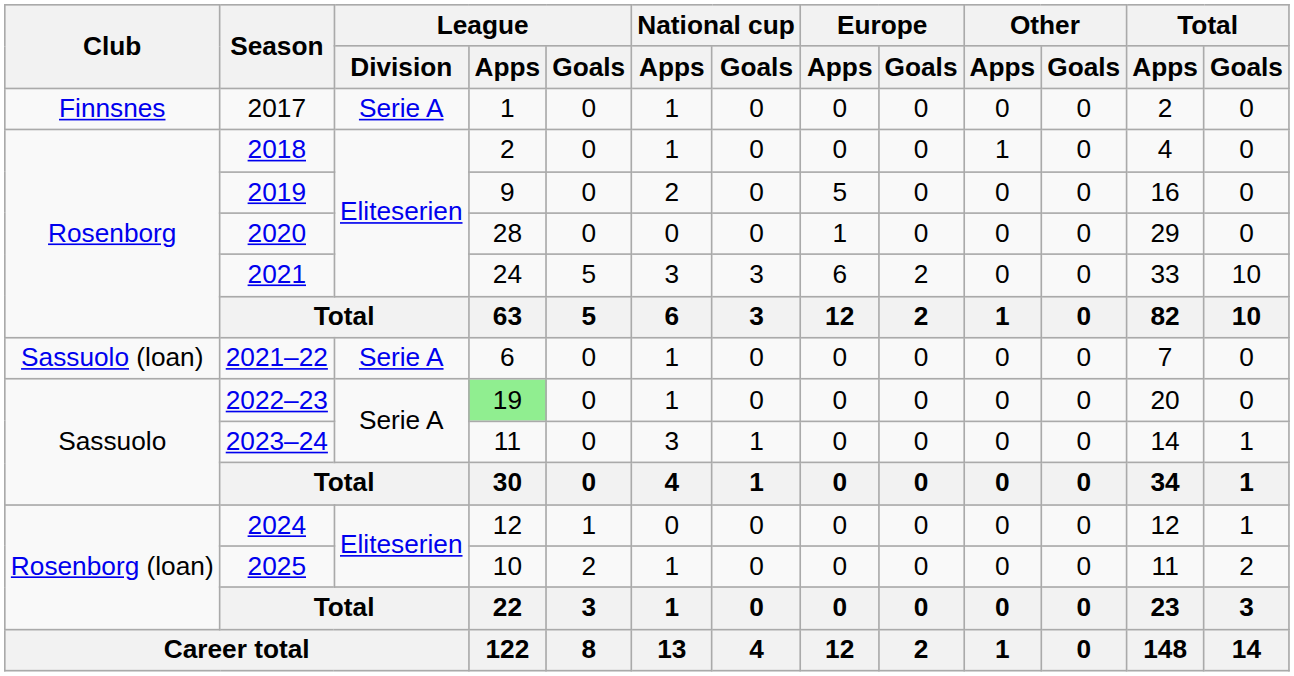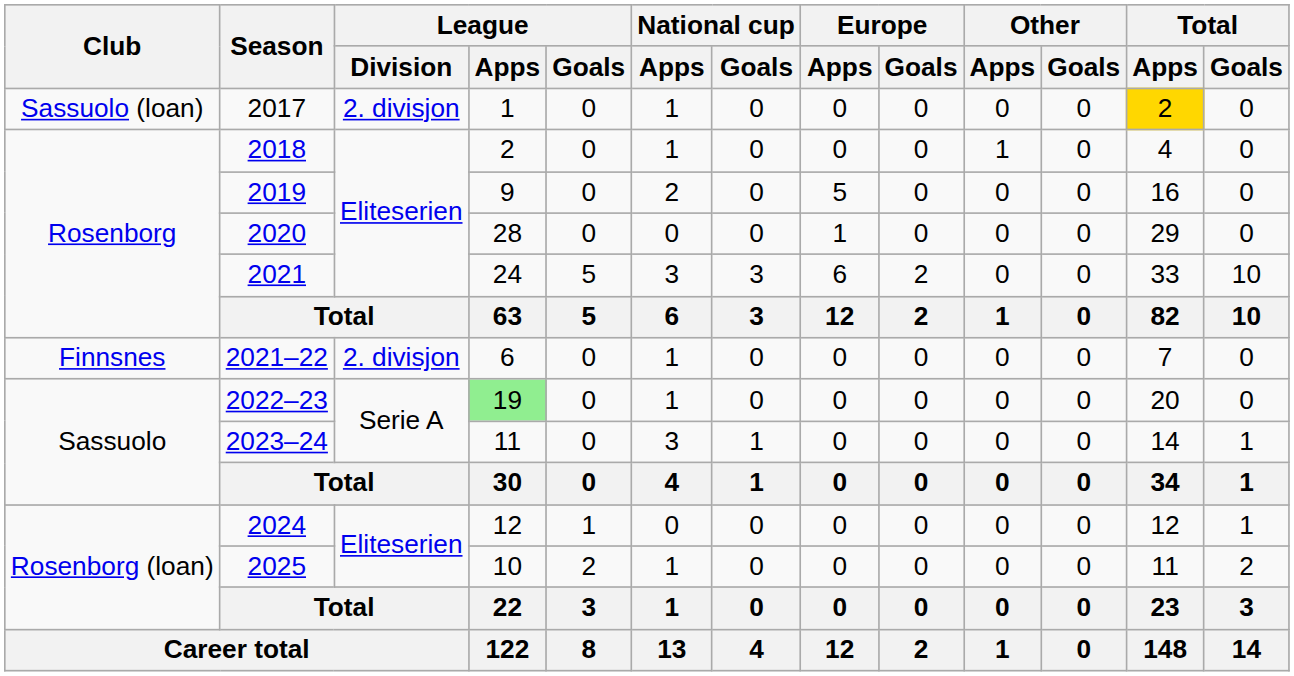(112, 108) Finnsnes -> (112, 108) Sassuolo (loan)
(401, 108) Serie A -> (401, 108) 2. divisjon
(1165, 108) no background -> (1165, 108) gold background
(112, 358) Sassuolo (loan) -> (112, 358) Finnsnes
(401, 358) Serie A -> (401, 358) 2. divisjon
